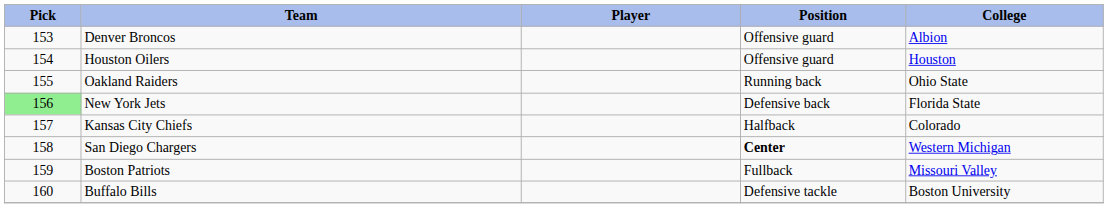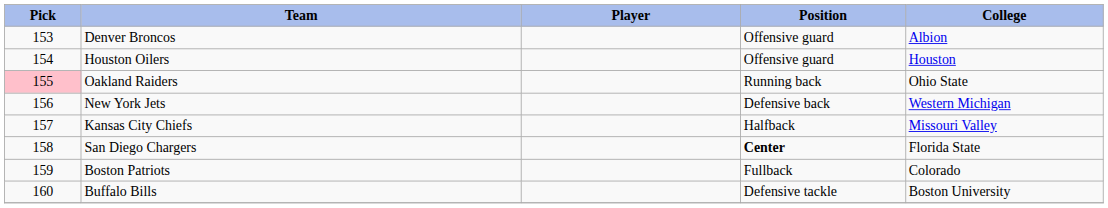(43, 81) no background -> (43, 81) pink background
(43, 103) lightgreen background -> (43, 103) no background
(944, 103) Florida State -> (960, 103) Western Michigan
(935, 125) Colorado -> (953, 125) Missouri Valley
(960, 147) Western Michigan -> (944, 147) Florida State
(953, 170) Missouri Valley -> (935, 170) Colorado
